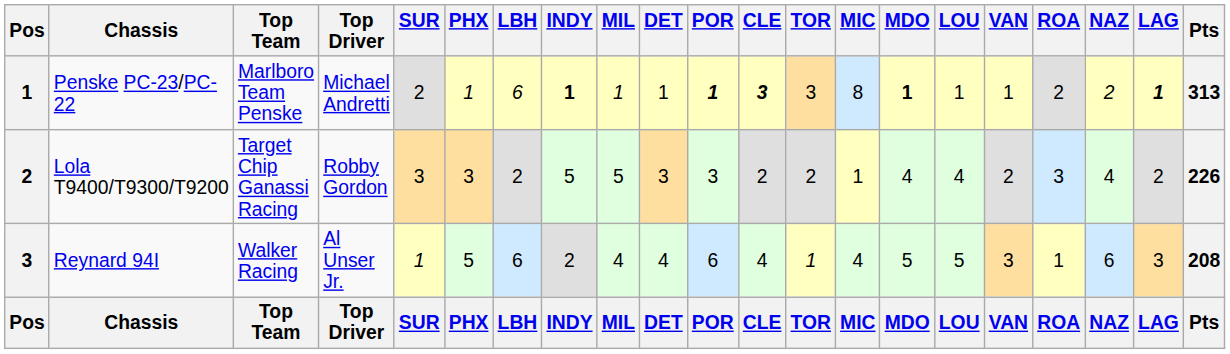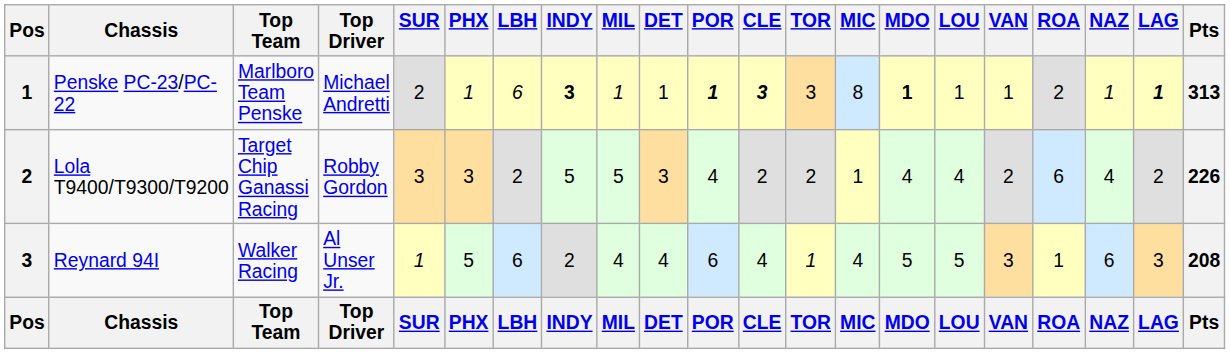(569, 93) 1 -> (569, 93) 3
(1109, 93) 2 -> (1109, 93) 1
(713, 176) 3 -> (713, 176) 4
(1059, 176) 3 -> (1059, 176) 6
